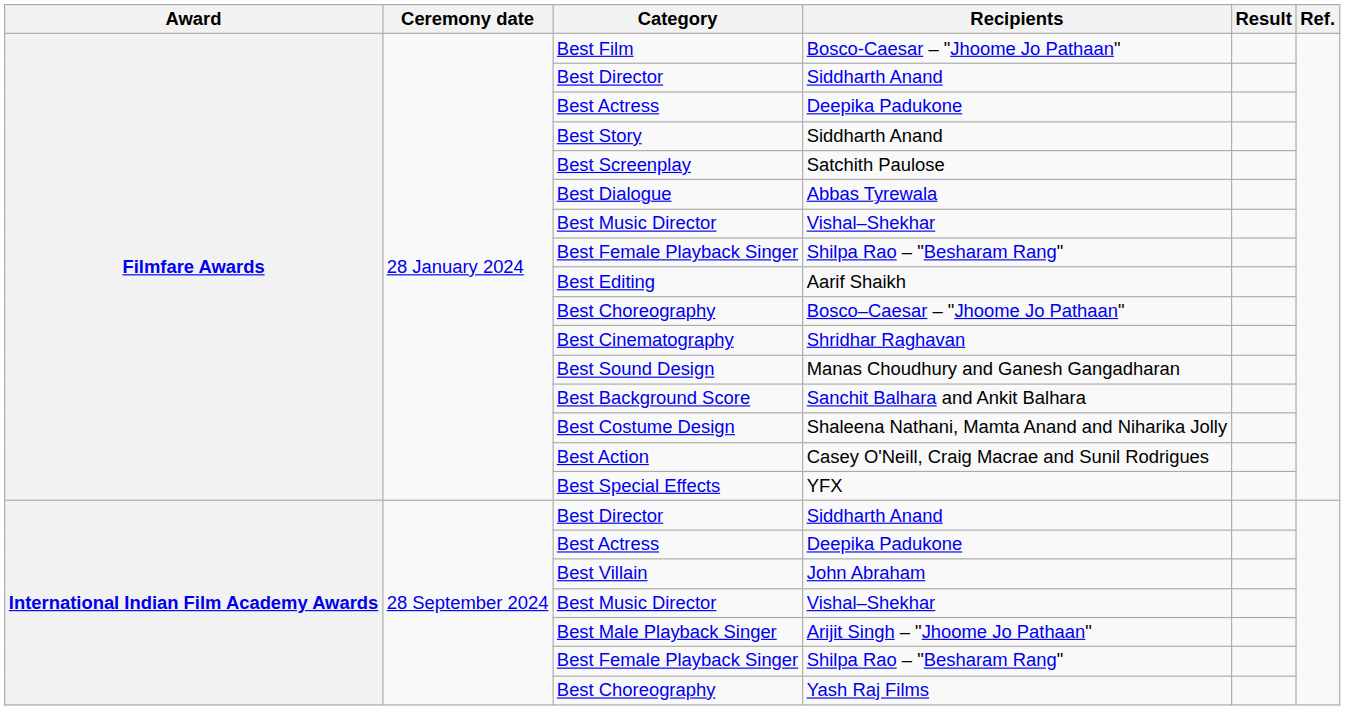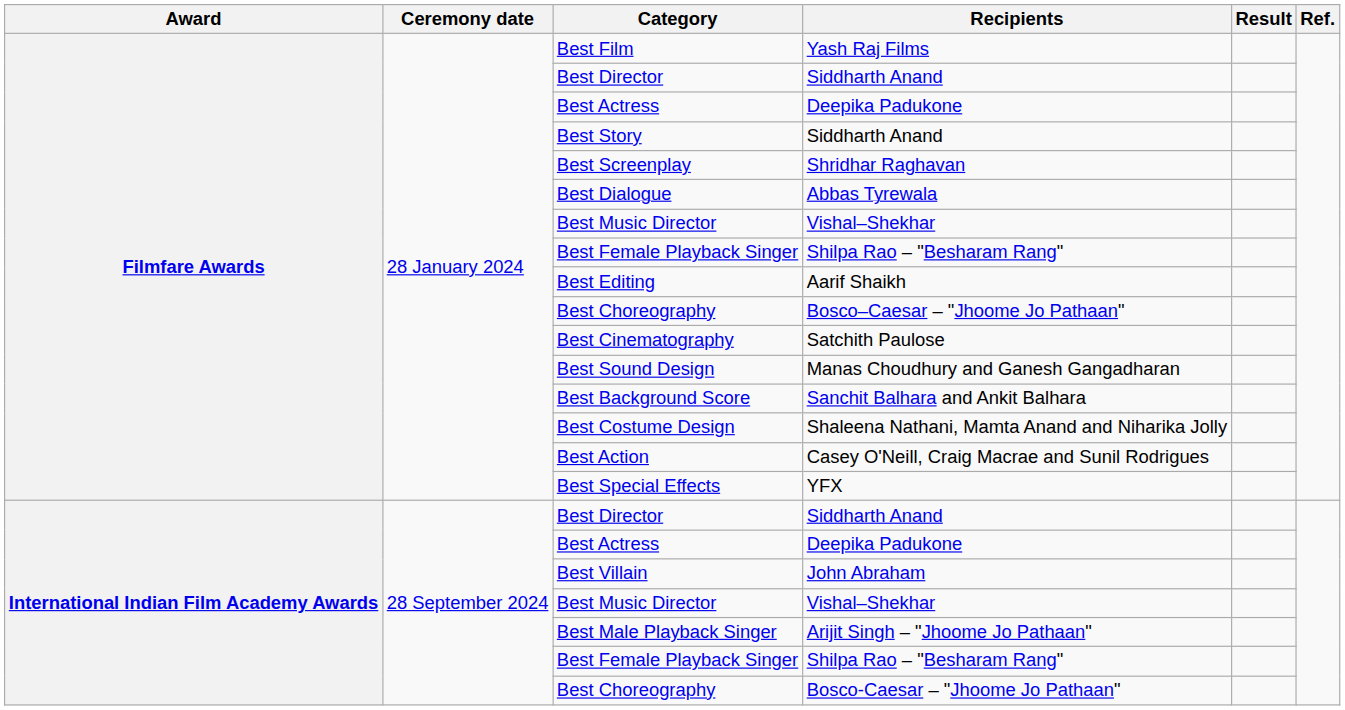(964, 48) Bosco-Caesar – "Jhoome Jo Pathaan" -> (868, 48) Yash Raj Films
(876, 164) Satchith Paulose -> (886, 164) Shridhar Raghavan
(886, 340) Shridhar Raghavan -> (876, 340) Satchith Paulose
(868, 690) Yash Raj Films -> (964, 690) Bosco-Caesar – "Jhoome Jo Pathaan"
